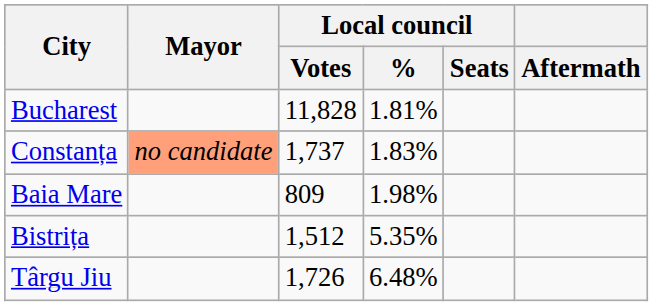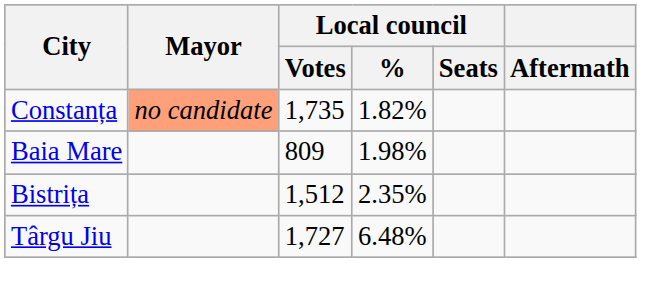- row: (64, 109)
(315, 151) 1,737 -> (315, 109) 1,735
(403, 151) 1.83% -> (392, 109) 1.82%
(403, 236) 5.35% -> (392, 194) 2.35%
(315, 278) 1,726 -> (315, 236) 1,727
